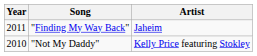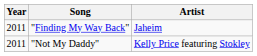(17, 43) 2010 -> (16, 43) 2011
